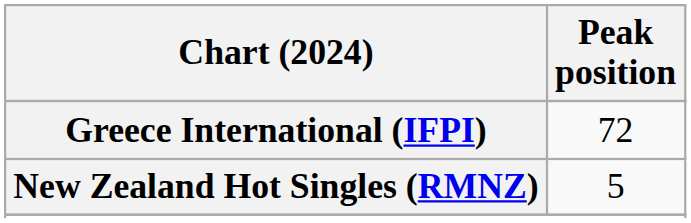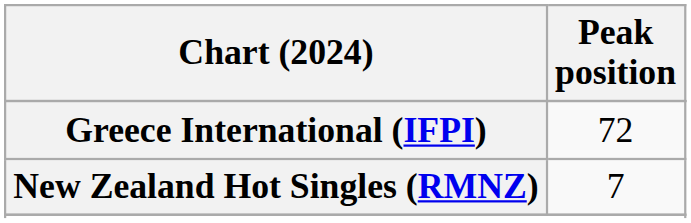(616, 186) 5 -> (616, 186) 7
